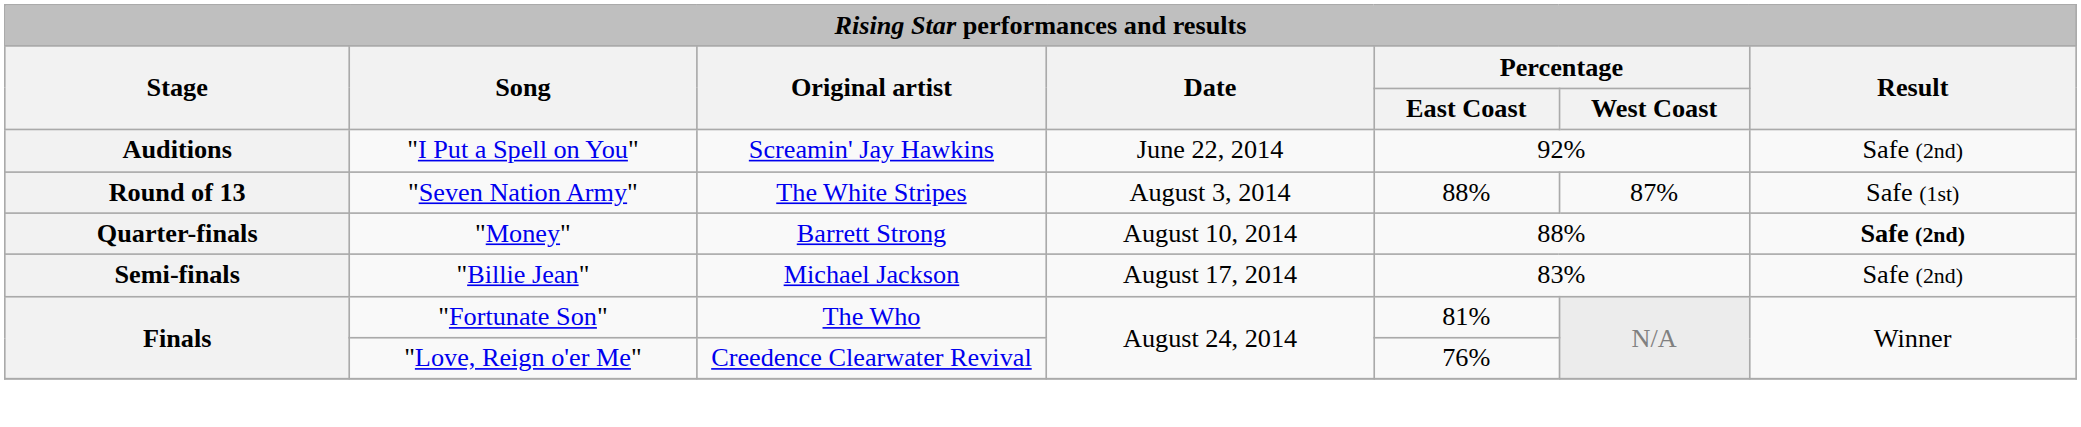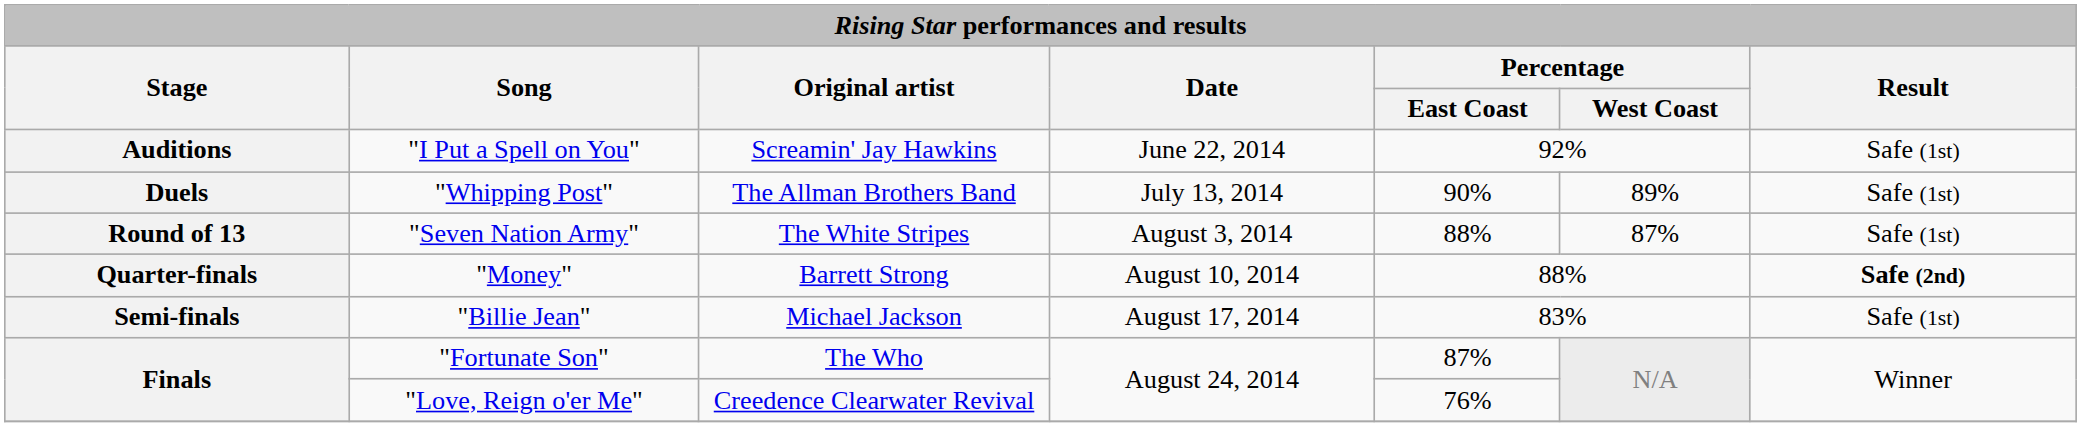(1913, 150) Safe (2nd) -> (1913, 150) Safe (1st)
+ row: (524, 191)
(1913, 274) Safe (2nd) -> (1913, 316) Safe (1st)
(1466, 316) 81% -> (1468, 358) 87%
